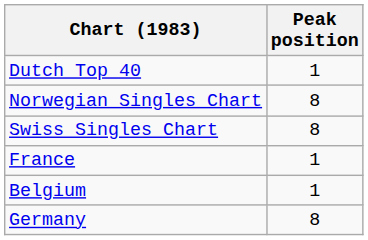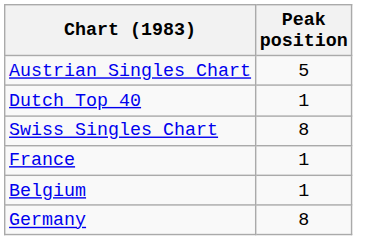+ row: (130, 71)
- row: (136, 101)
